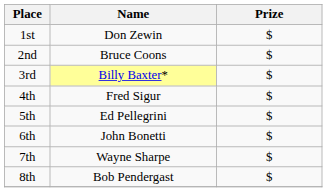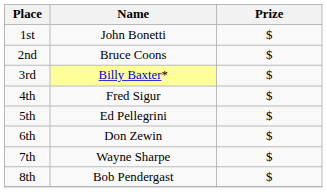(133, 34) Don Zewin -> (133, 34) John Bonetti
(133, 136) John Bonetti -> (133, 136) Don Zewin
